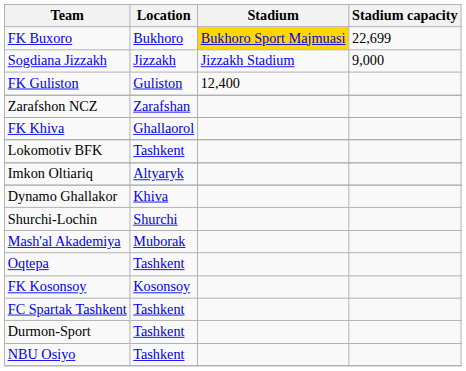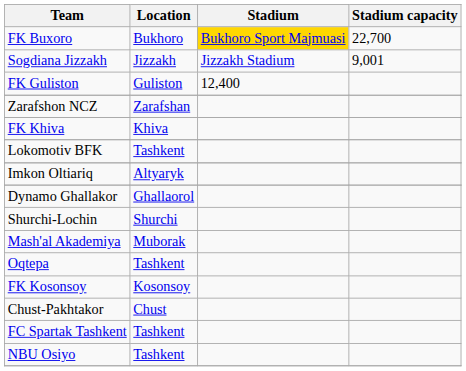(372, 38) 22,699 -> (372, 38) 22,700
(368, 60) 9,000 -> (368, 60) 9,001
(164, 128) Ghallaorol -> (151, 128) Khiva
(151, 196) Khiva -> (164, 196) Ghallaorol
+ row: (56, 309)
- row: (49, 331)
